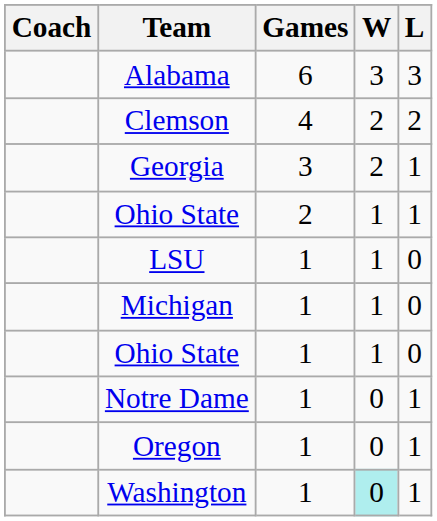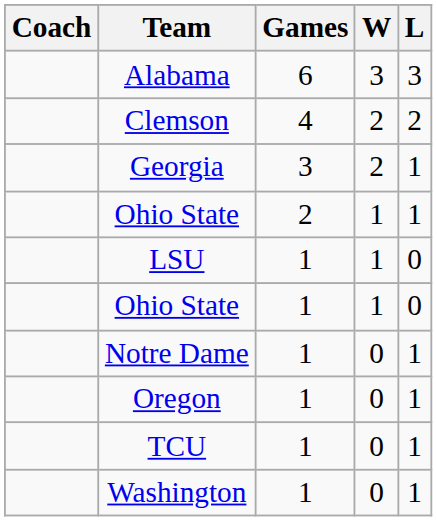- row: (177, 306)
+ row: (177, 445)
(377, 492) paleturquoise background -> (377, 492) no background
